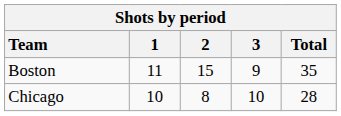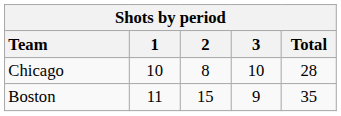rows swapped: (36, 96) <-> (32, 70)
